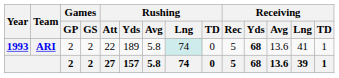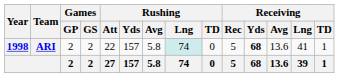(18, 47) 1993 -> (18, 47) 1998
(131, 47) 189 -> (131, 47) 157
